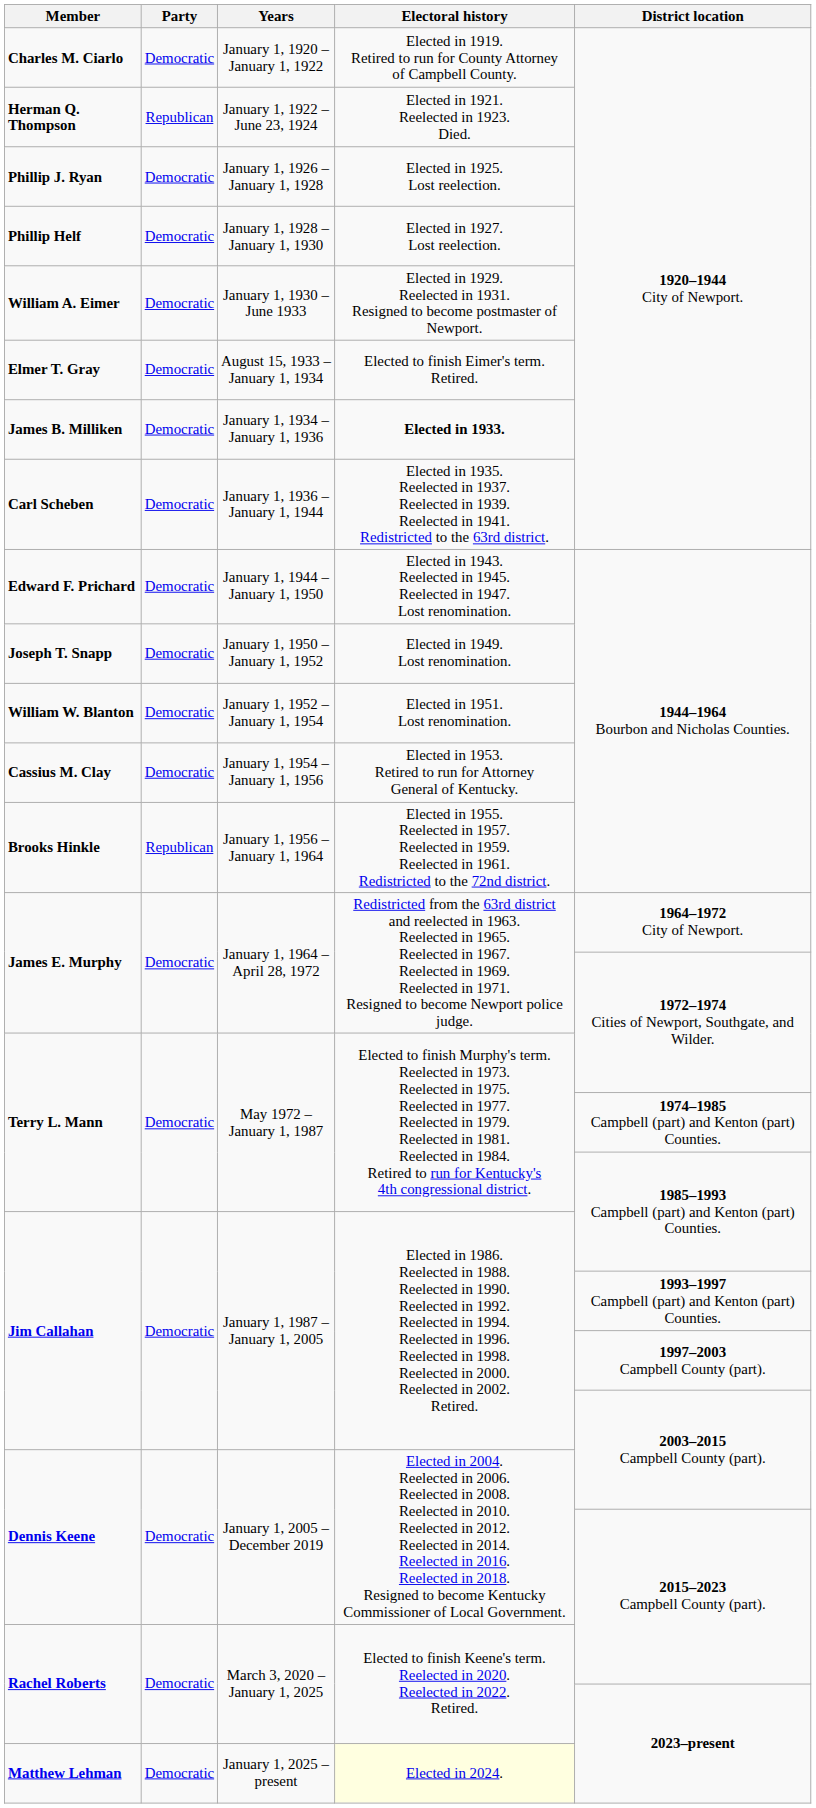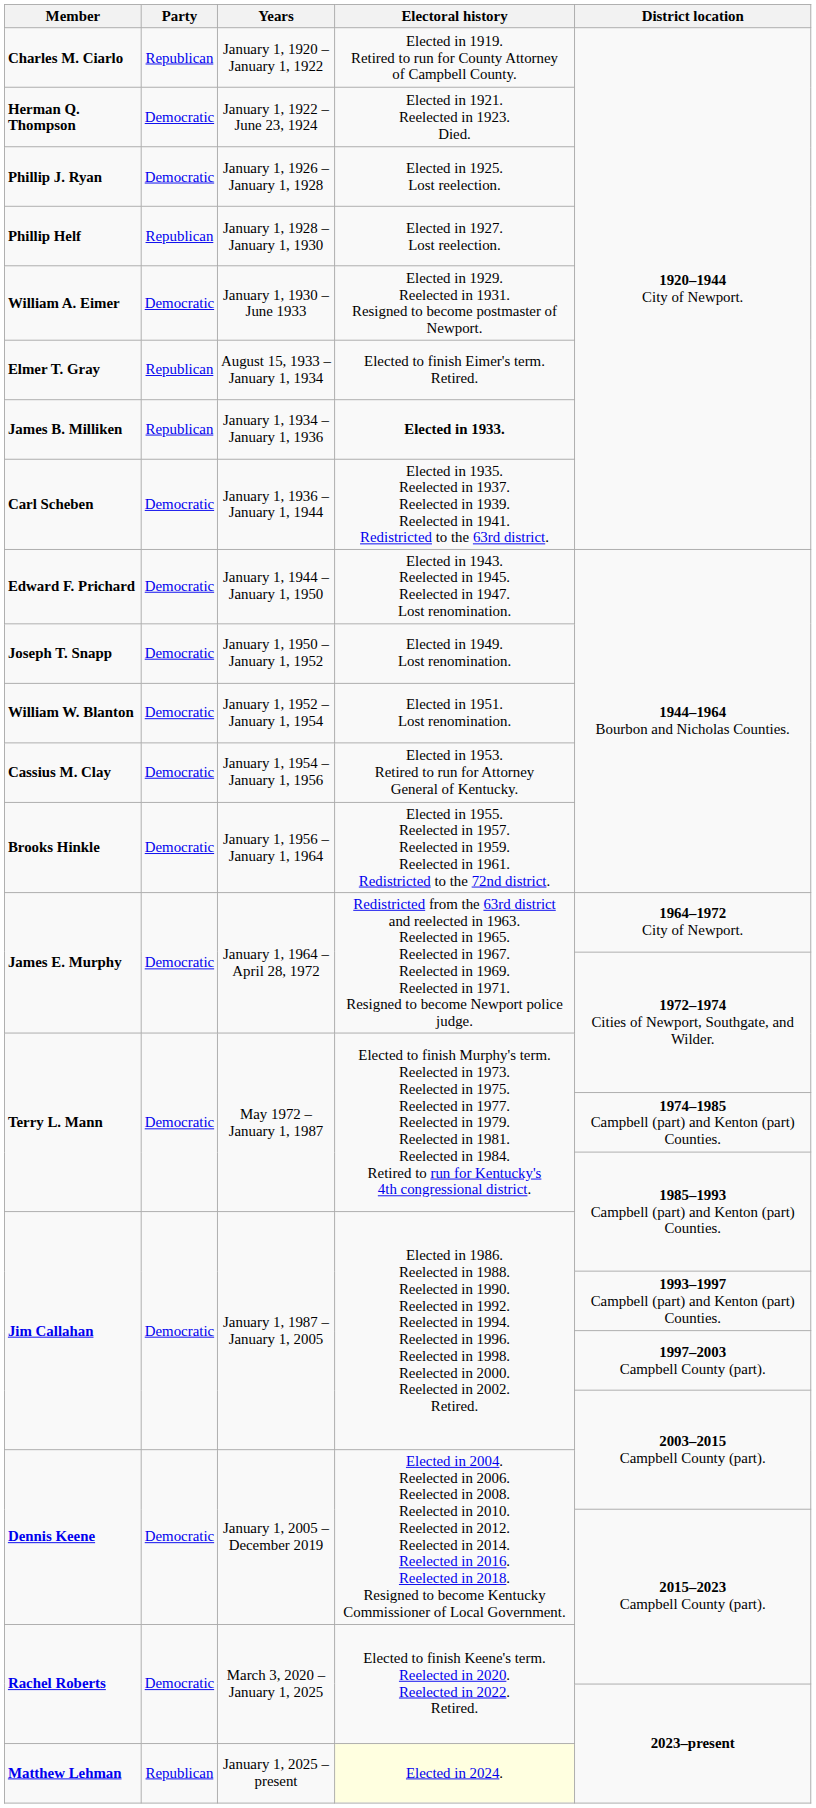(179, 57) Democratic -> (179, 57) Republican
(179, 117) Republican -> (179, 117) Democratic
(179, 236) Democratic -> (179, 236) Republican
(179, 369) Democratic -> (179, 369) Republican
(179, 429) Democratic -> (179, 429) Republican
(179, 847) Republican -> (179, 847) Democratic
(179, 1773) Democratic -> (179, 1773) Republican
